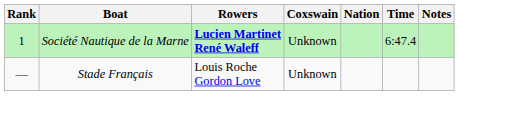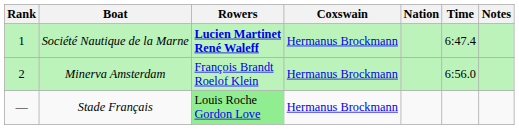(312, 40) Unknown -> (342, 40) Hermanus Brockmann
+ row: (115, 74)
(227, 74) no background -> (227, 107) lightgreen background
(312, 74) Unknown -> (342, 107) Hermanus Brockmann
